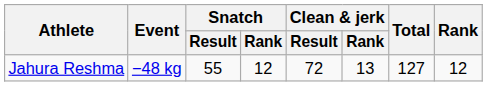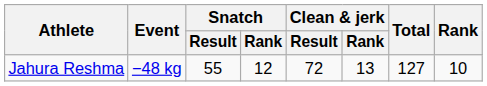(458, 68) 12 -> (458, 68) 10
